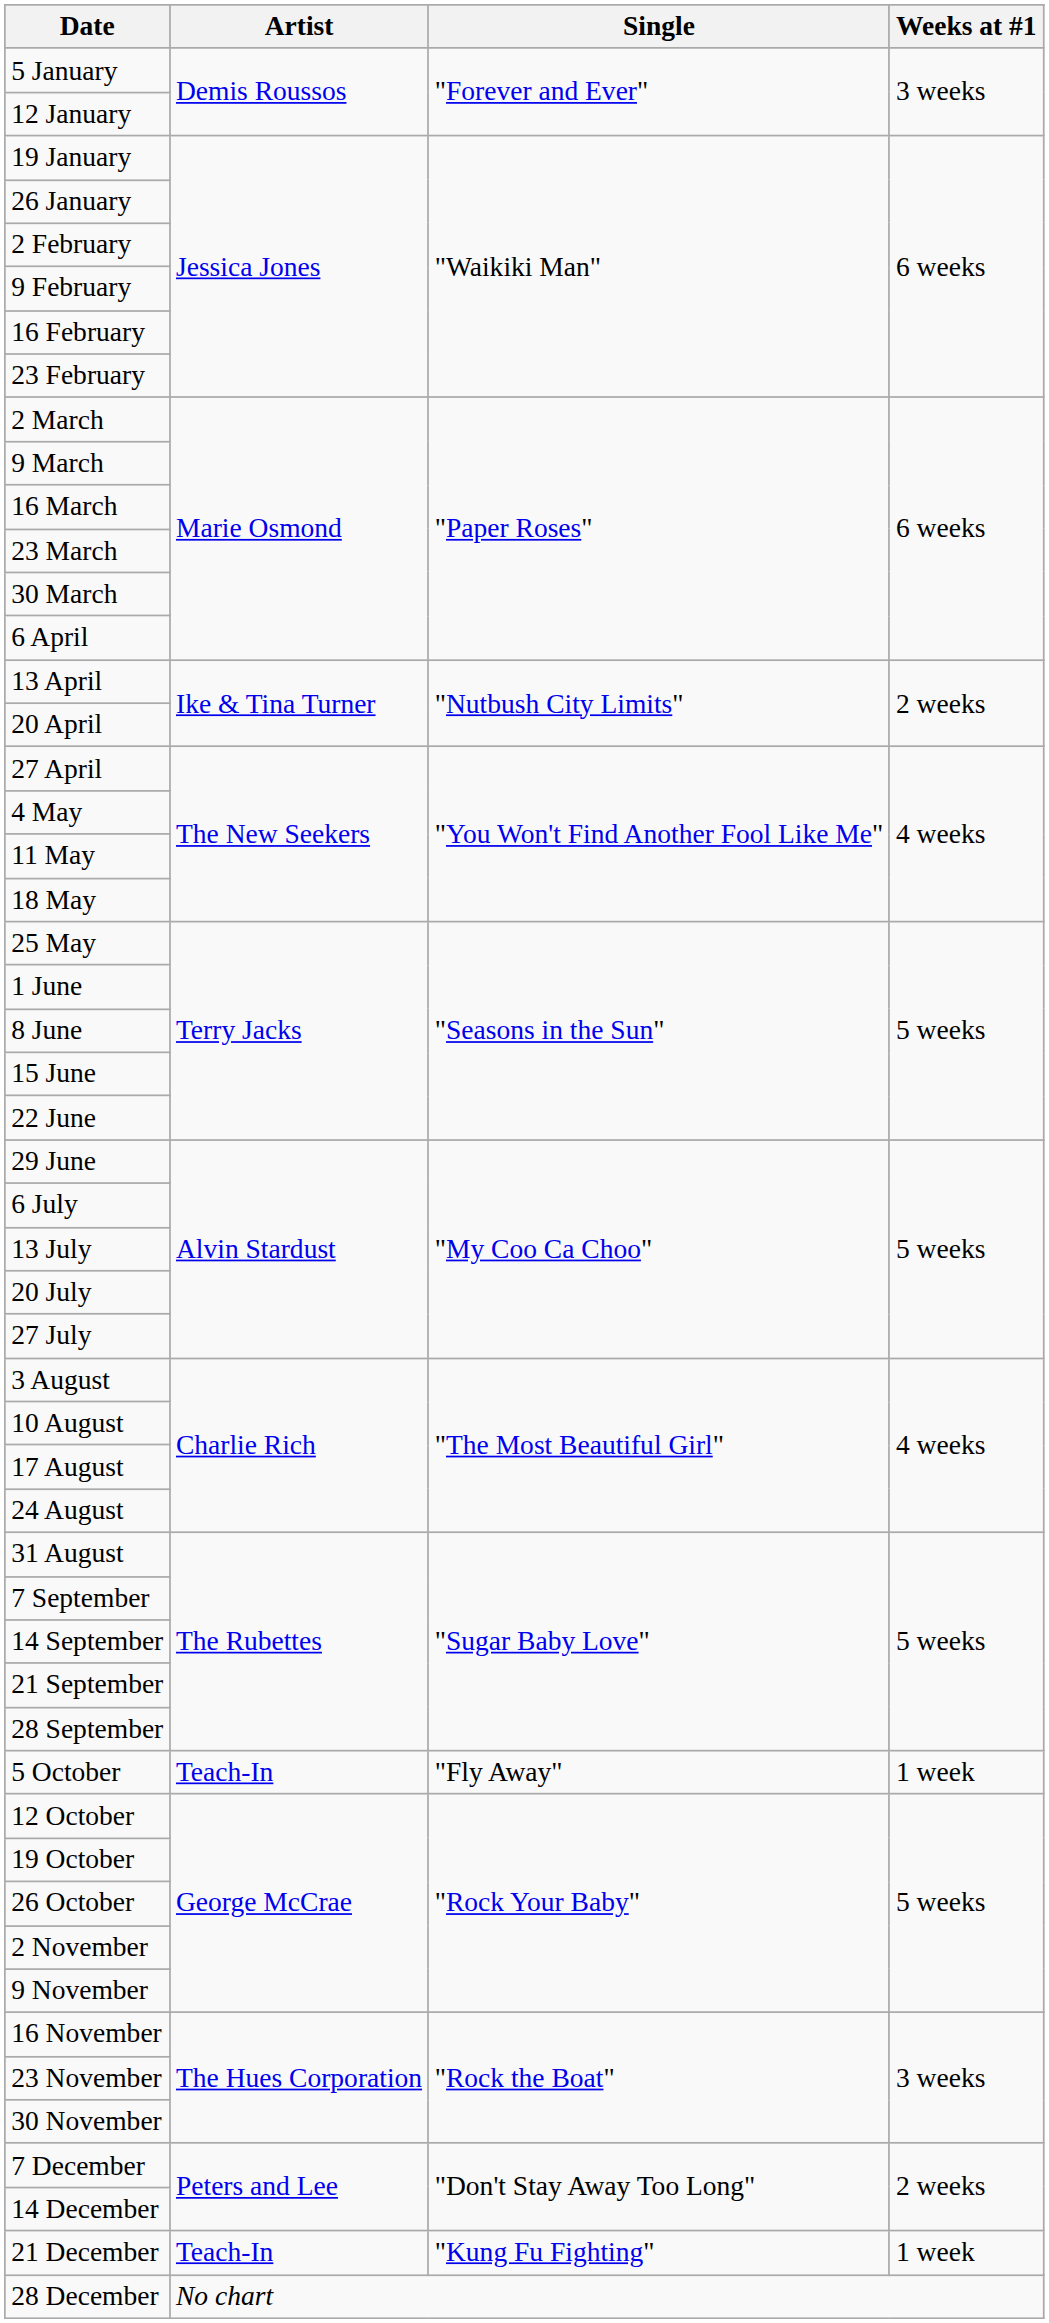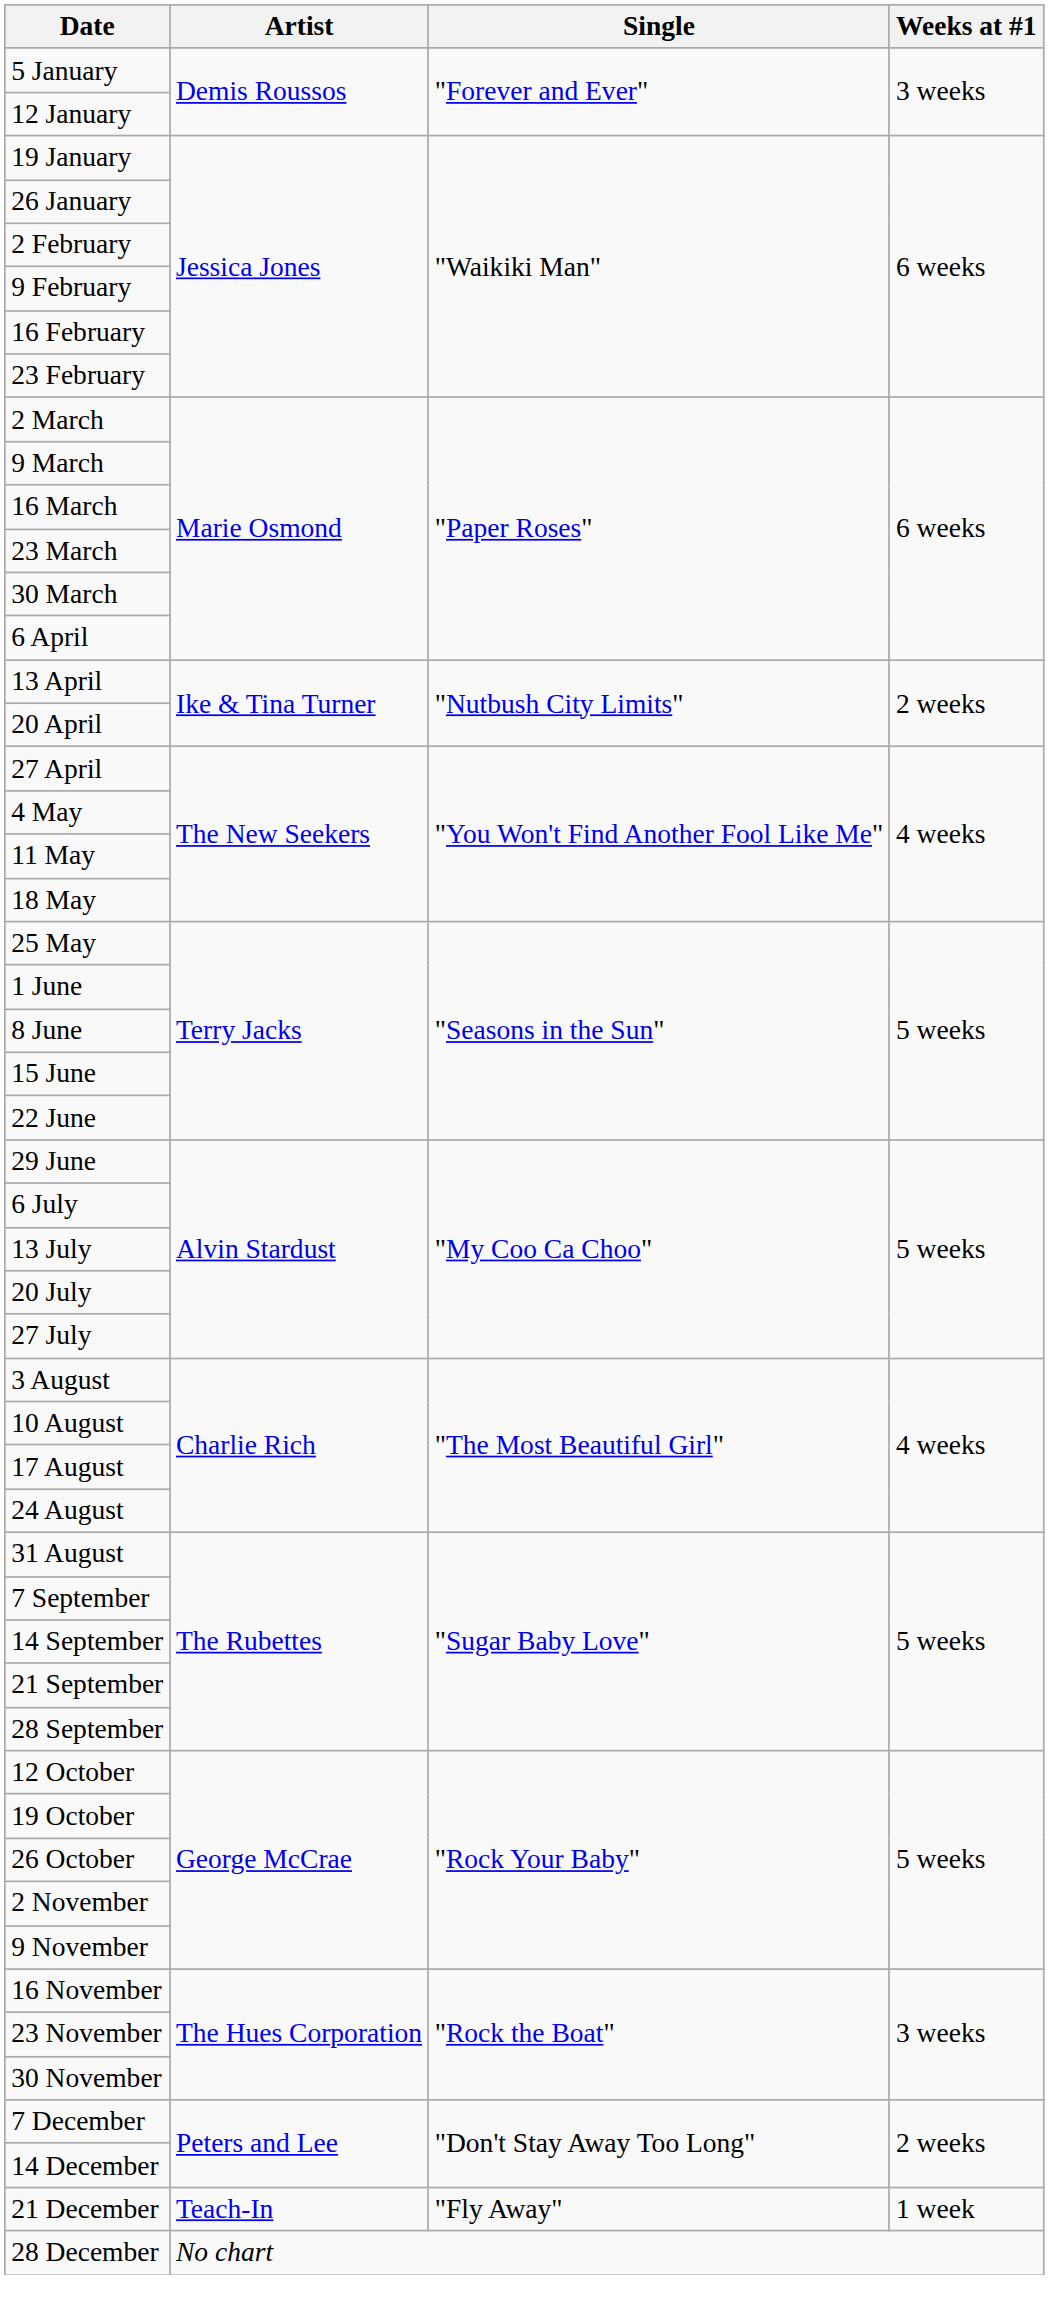- row: (66, 1772)
(545, 2252) "Kung Fu Fighting" -> (499, 2208) "Fly Away"
